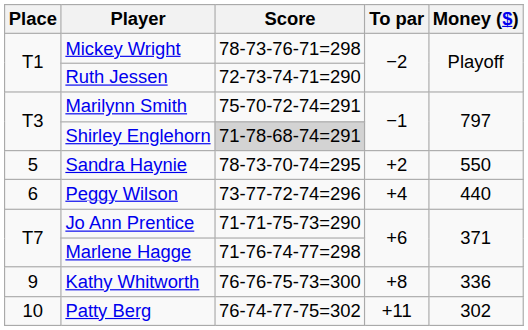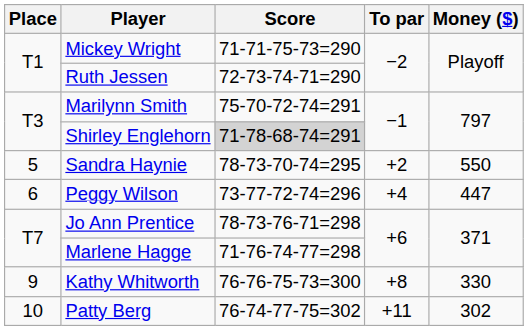(290, 48) 78-73-76-71=298 -> (290, 48) 71-71-75-73=290
(476, 194) 440 -> (476, 194) 447
(290, 223) 71-71-75-73=290 -> (290, 223) 78-73-76-71=298
(476, 281) 336 -> (476, 281) 330
